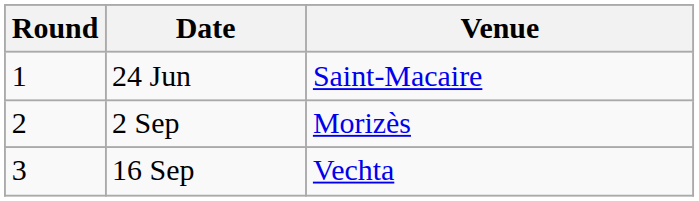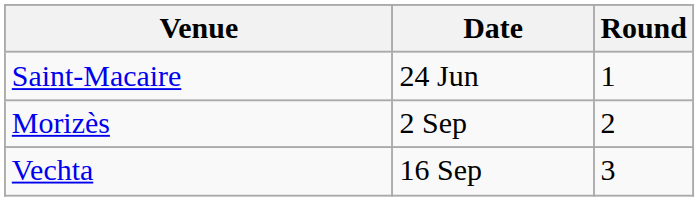columns swapped: (55, 28) <-> (500, 28)
